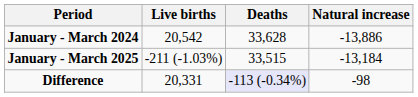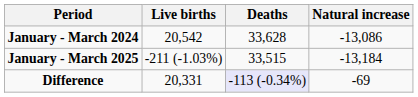(361, 37) -13,886 -> (361, 37) -13,086
(361, 80) -98 -> (361, 80) -69
